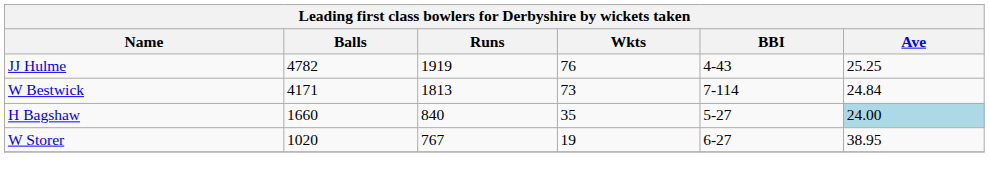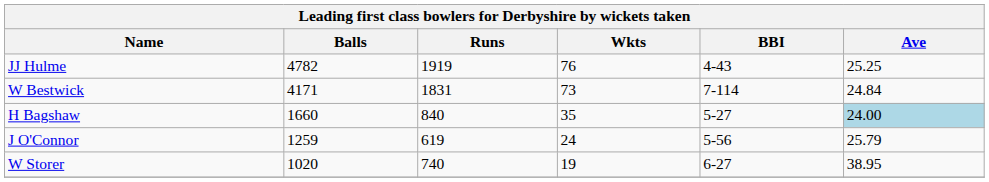(436, 90) 1813 -> (436, 90) 1831
+ row: (43, 139)
(433, 139) 767 -> (433, 164) 740
